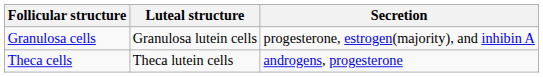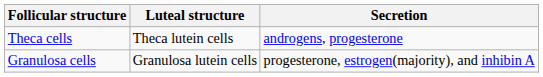rows swapped: (40, 60) <-> (52, 38)
